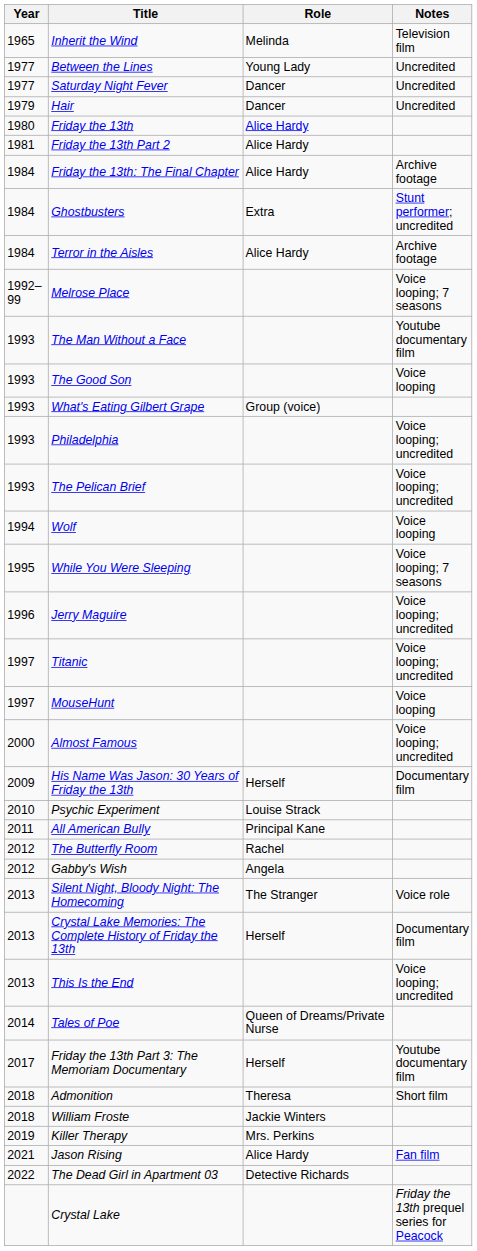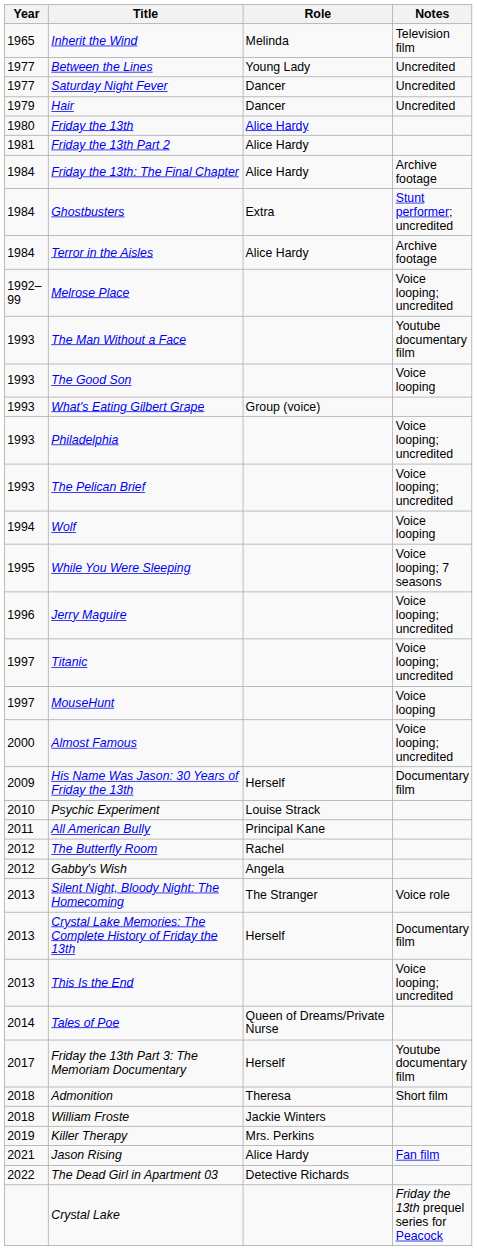(422, 292) Voice looping; 7 seasons -> (424, 292) Voice looping; uncredited
